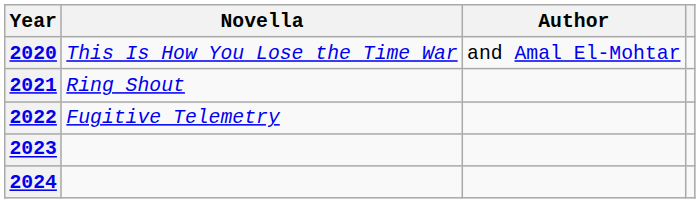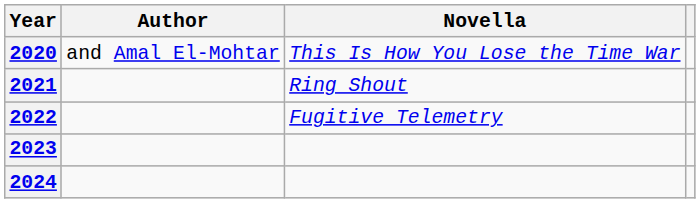columns swapped: (262, 21) <-> (574, 21)
